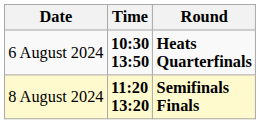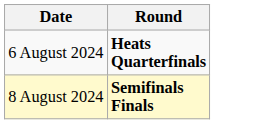- column: (130, 17)
